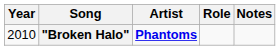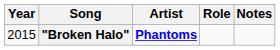(22, 34) 2010 -> (22, 34) 2015
